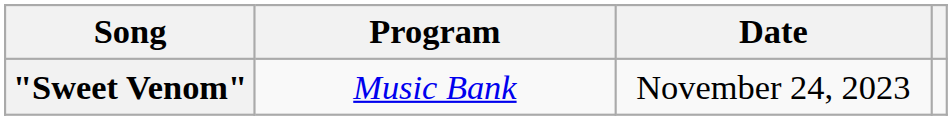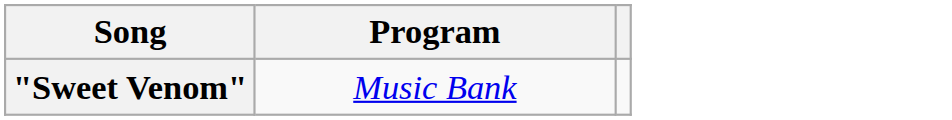- column: (773, 31)
